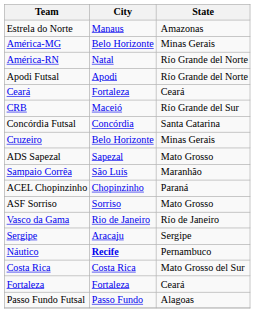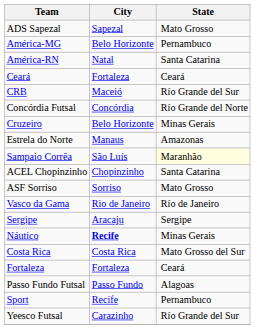rows swapped: (34, 156) <-> (40, 28)
(187, 44) Minas Gerais -> (185, 44) Pernambuco
(203, 60) Río Grande del Norte -> (189, 60) Santa Catarina
- row: (33, 76)
(189, 124) Santa Catarina -> (203, 108) Río Grande del Norte
(180, 172) no background -> (180, 156) lightyellow background
(173, 188) Paraná -> (189, 172) Santa Catarina
(185, 252) Pernambuco -> (187, 236) Minas Gerais
+ row: (18, 300)
+ row: (35, 316)
